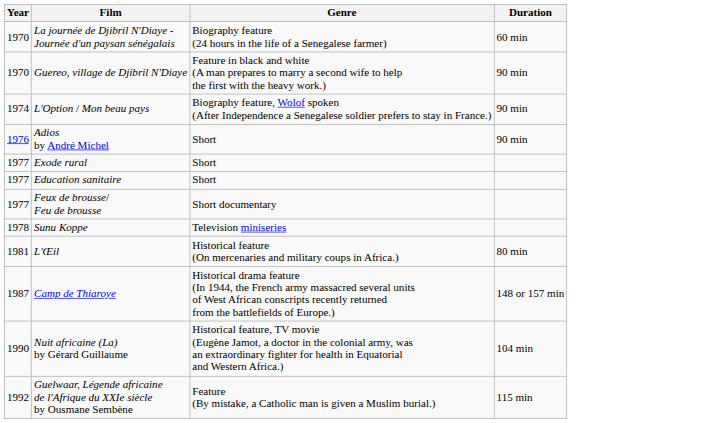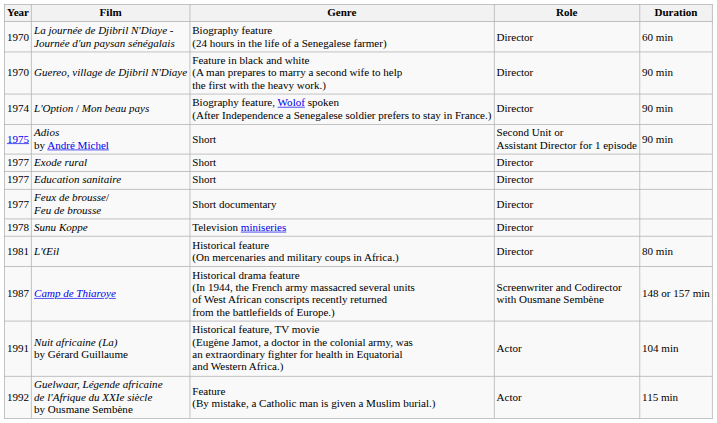+ column: (567, 13)
(18, 139) 1976 -> (18, 139) 1975
(18, 348) 1990 -> (18, 348) 1991
